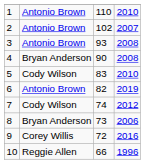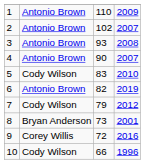(128, 12) 2010 -> (128, 12) 2009
(57, 58) Bryan Anderson -> (54, 58) Antonio Brown
(128, 58) 2008 -> (128, 58) 2007
(101, 105) 74 -> (101, 105) 79
(128, 120) 2006 -> (128, 120) 2001
(49, 151) Reggie Allen -> (49, 151) Cody Wilson
